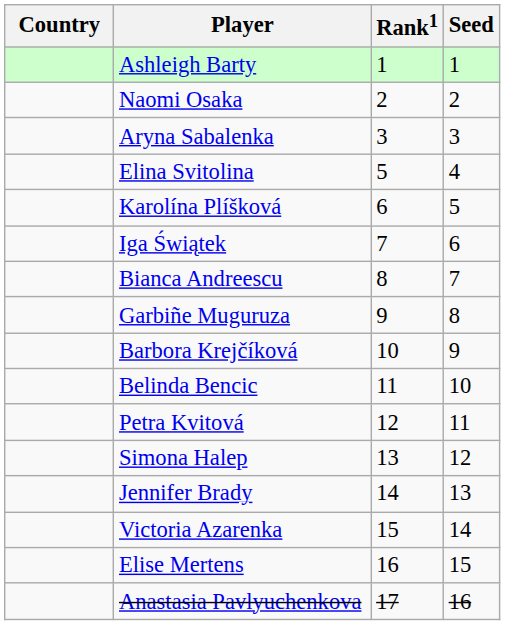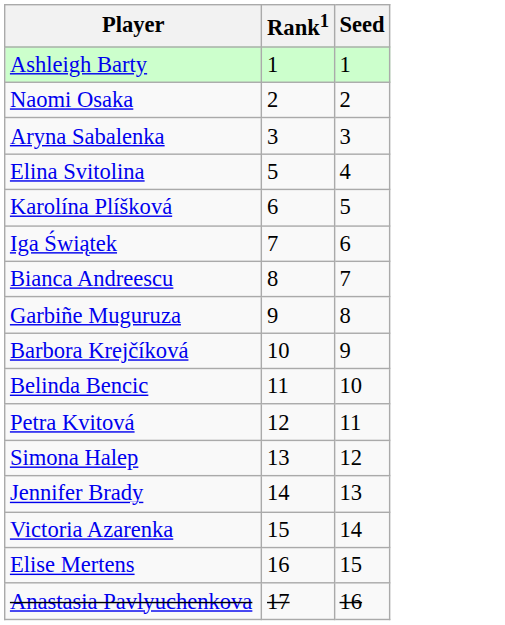- column: (59, 25)
